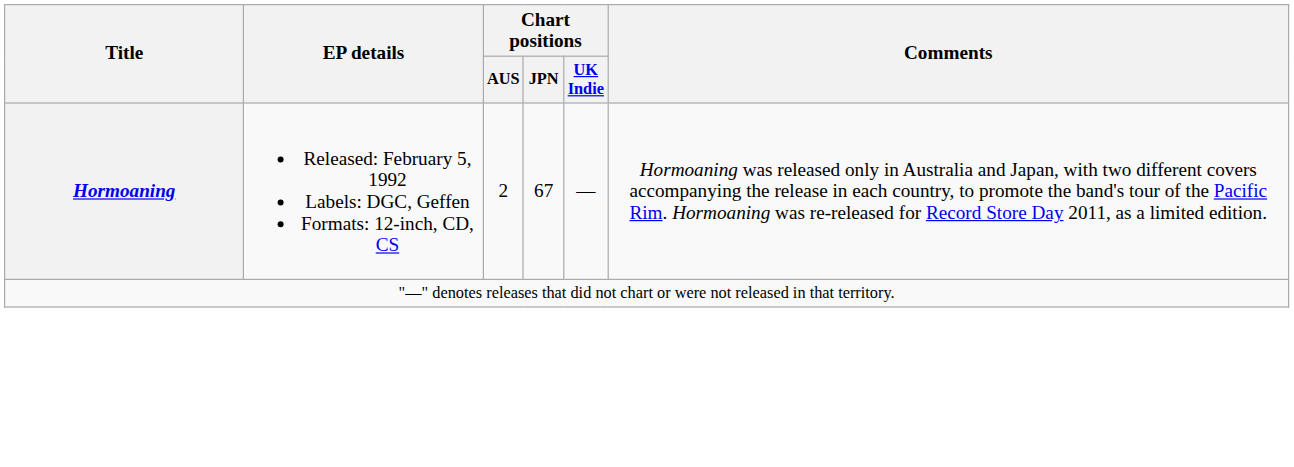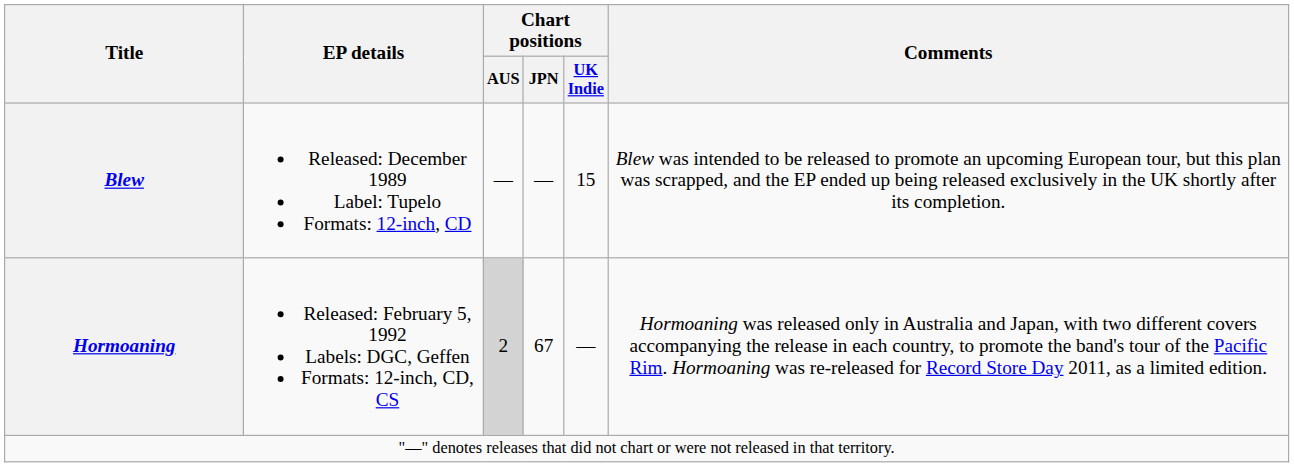+ row: (124, 180)
(503, 191) no background -> (503, 346) lightgrey background
